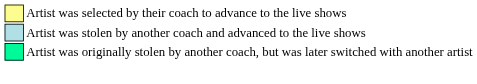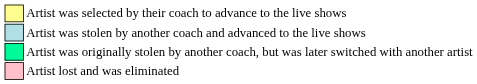+ row: (103, 71)
